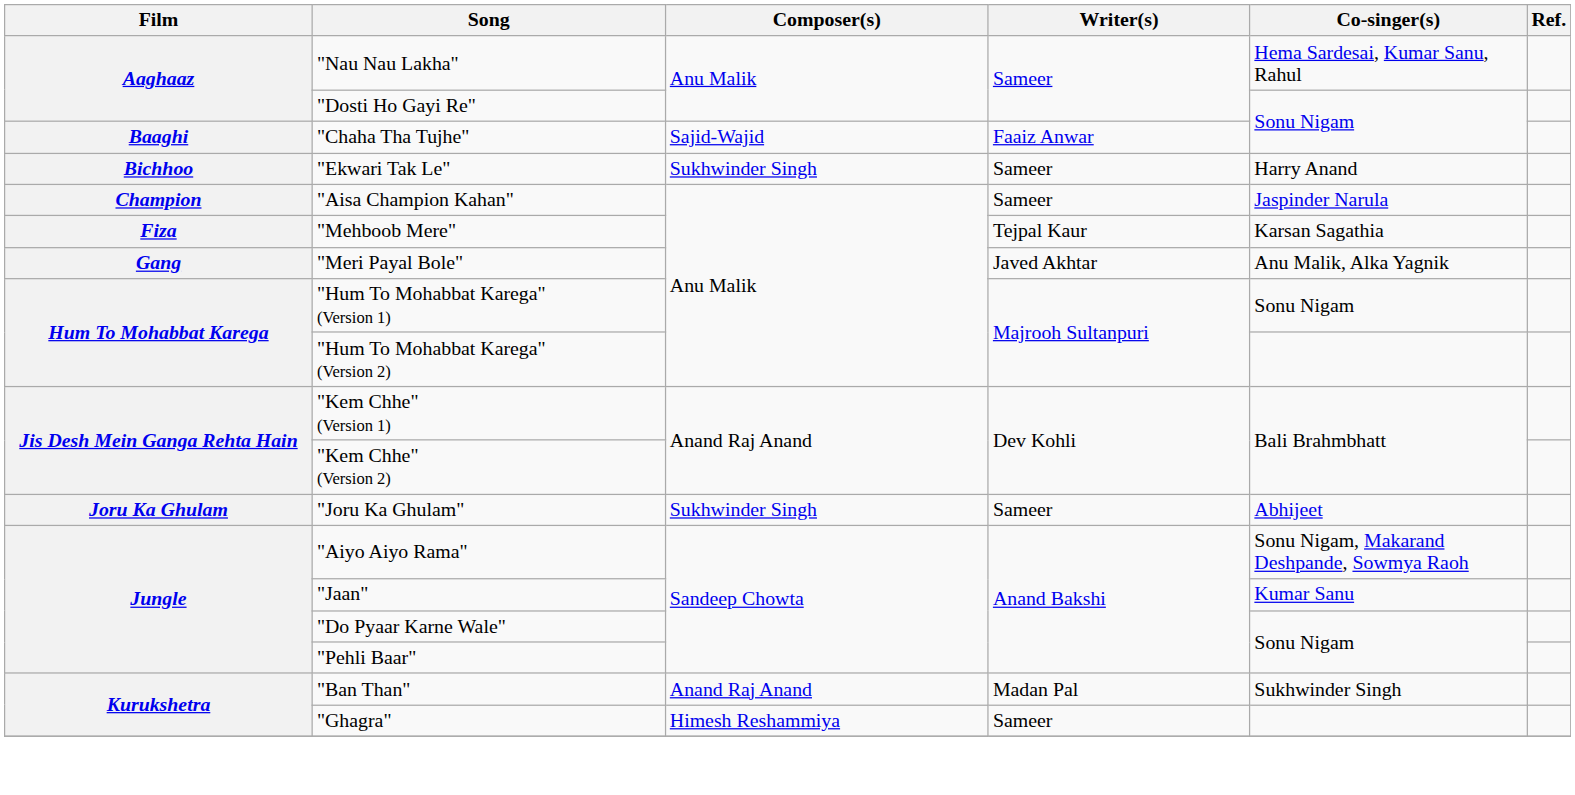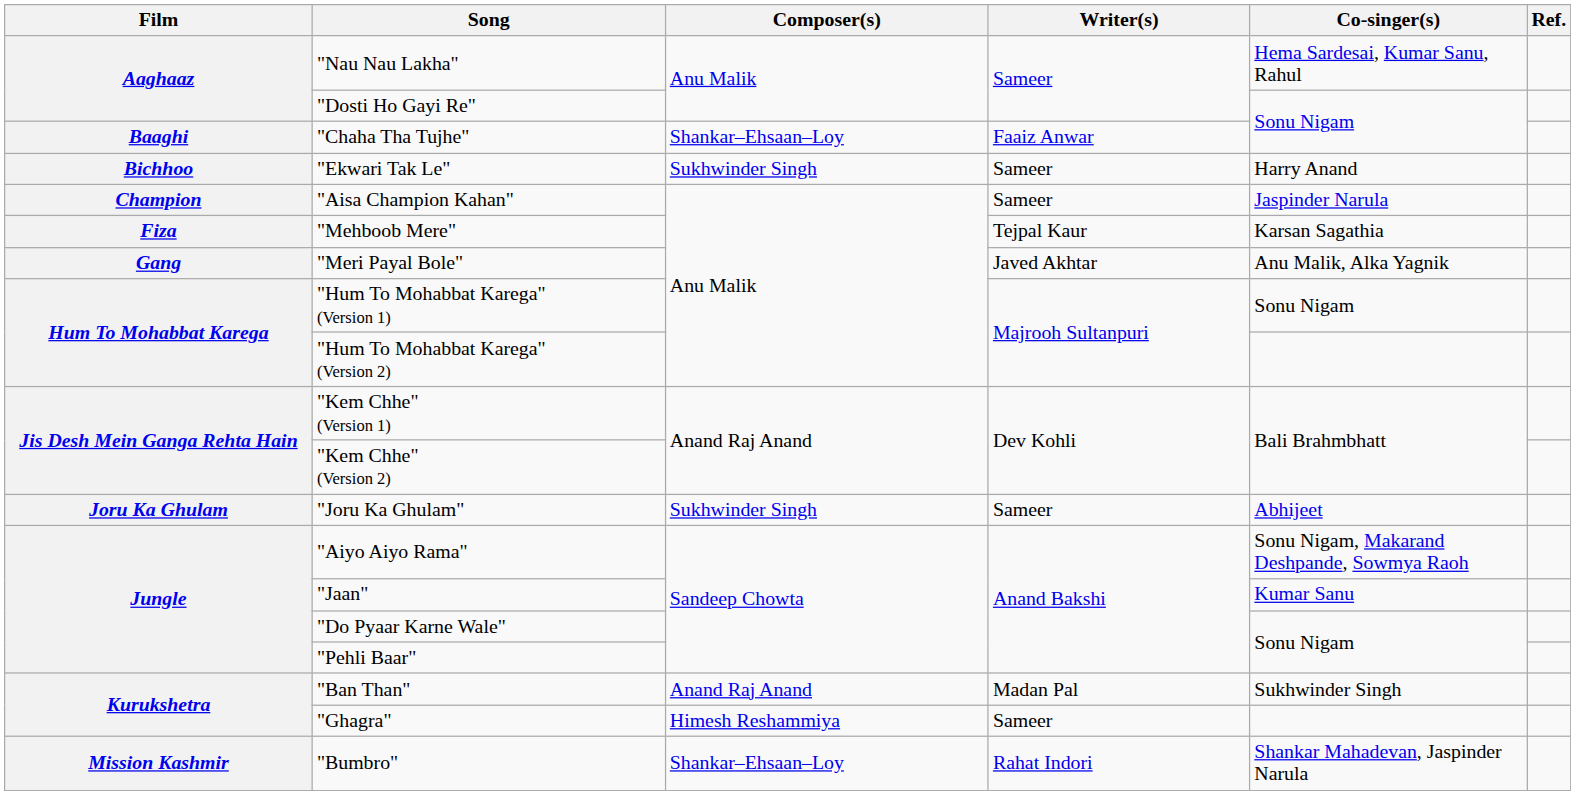(717, 136) Sajid-Wajid -> (757, 136) Shankar–Ehsaan–Loy
+ row: (358, 763)
